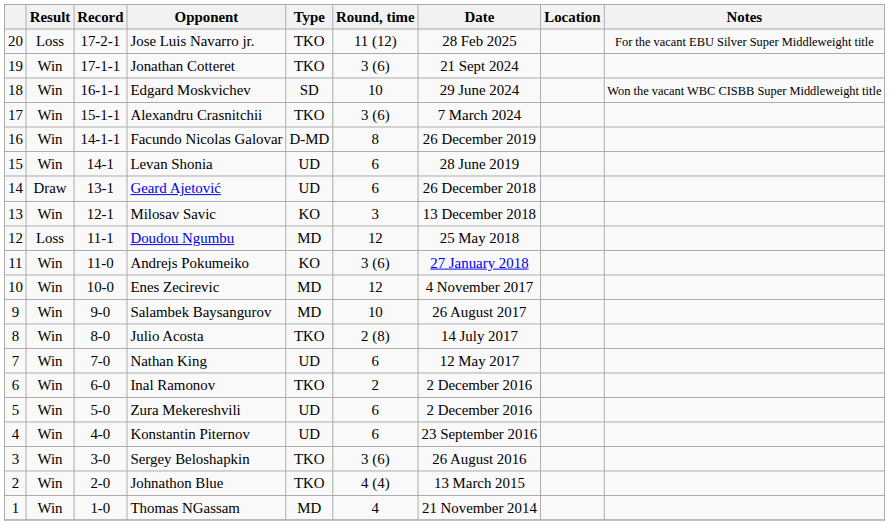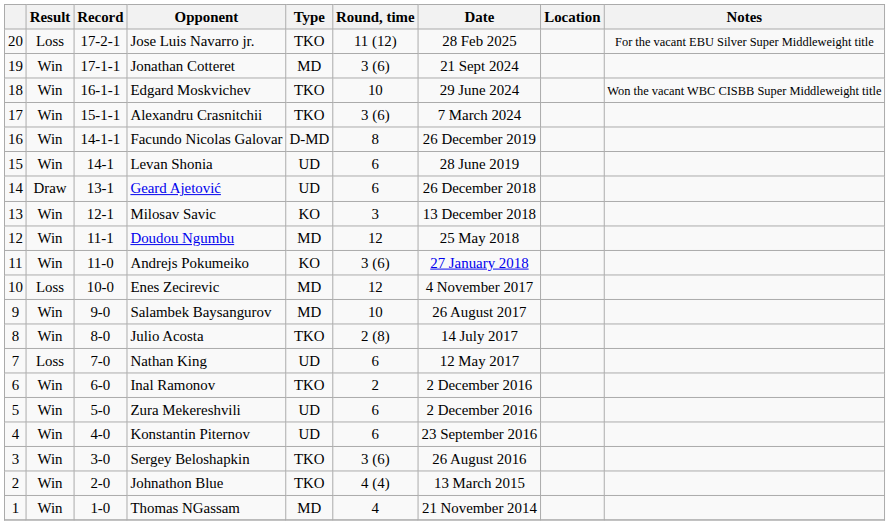(309, 66) TKO -> (309, 66) MD
(309, 90) SD -> (309, 90) TKO
(50, 238) Loss -> (50, 238) Win
(50, 287) Win -> (50, 287) Loss
(50, 360) Win -> (50, 360) Loss
